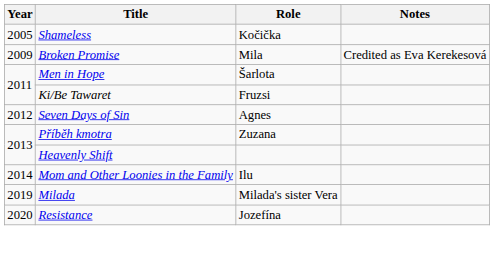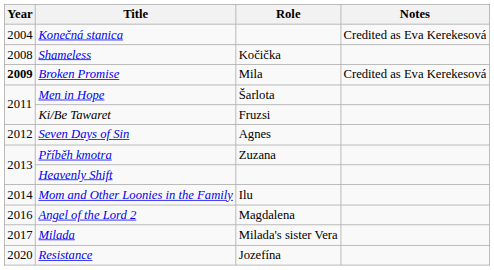+ row: (81, 34)
(20, 34) 2005 -> (20, 54) 2008
(20, 54) normal -> (20, 74) bold
+ row: (87, 214)
(20, 194) 2019 -> (20, 235) 2017
